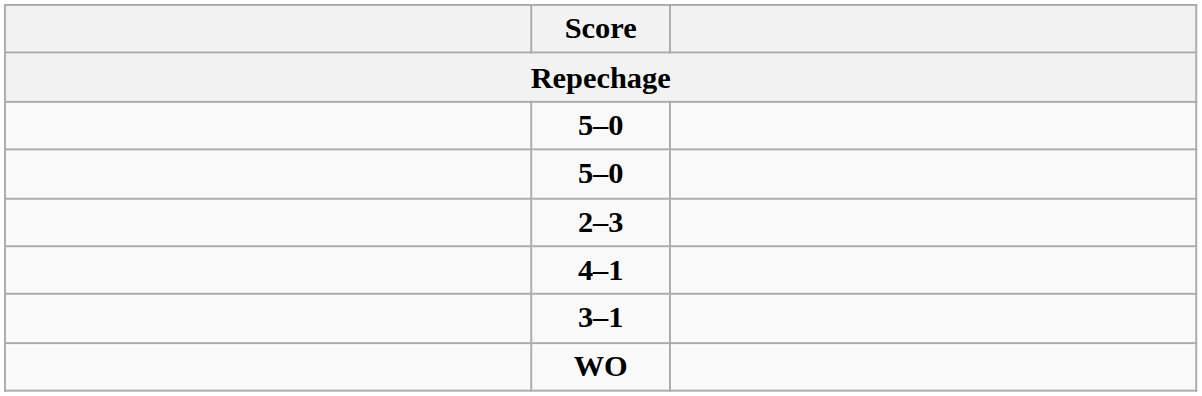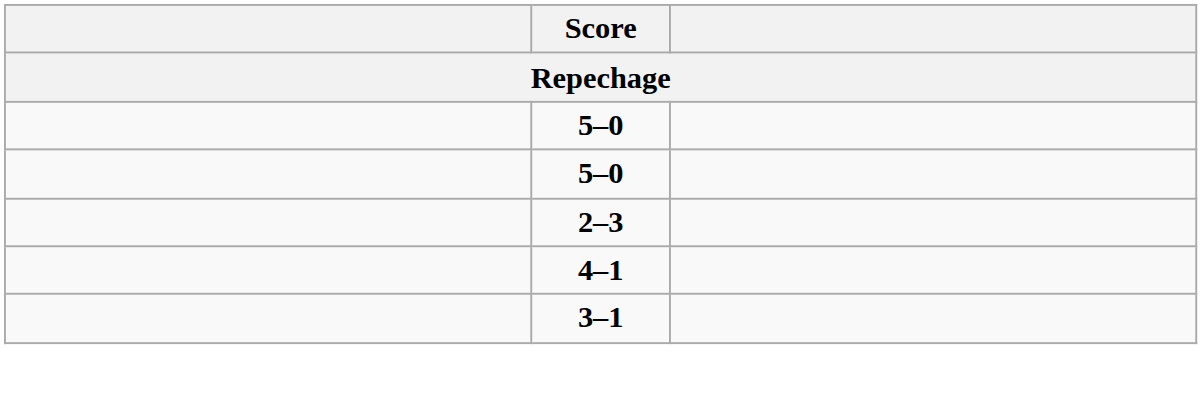- row: (268, 367)
